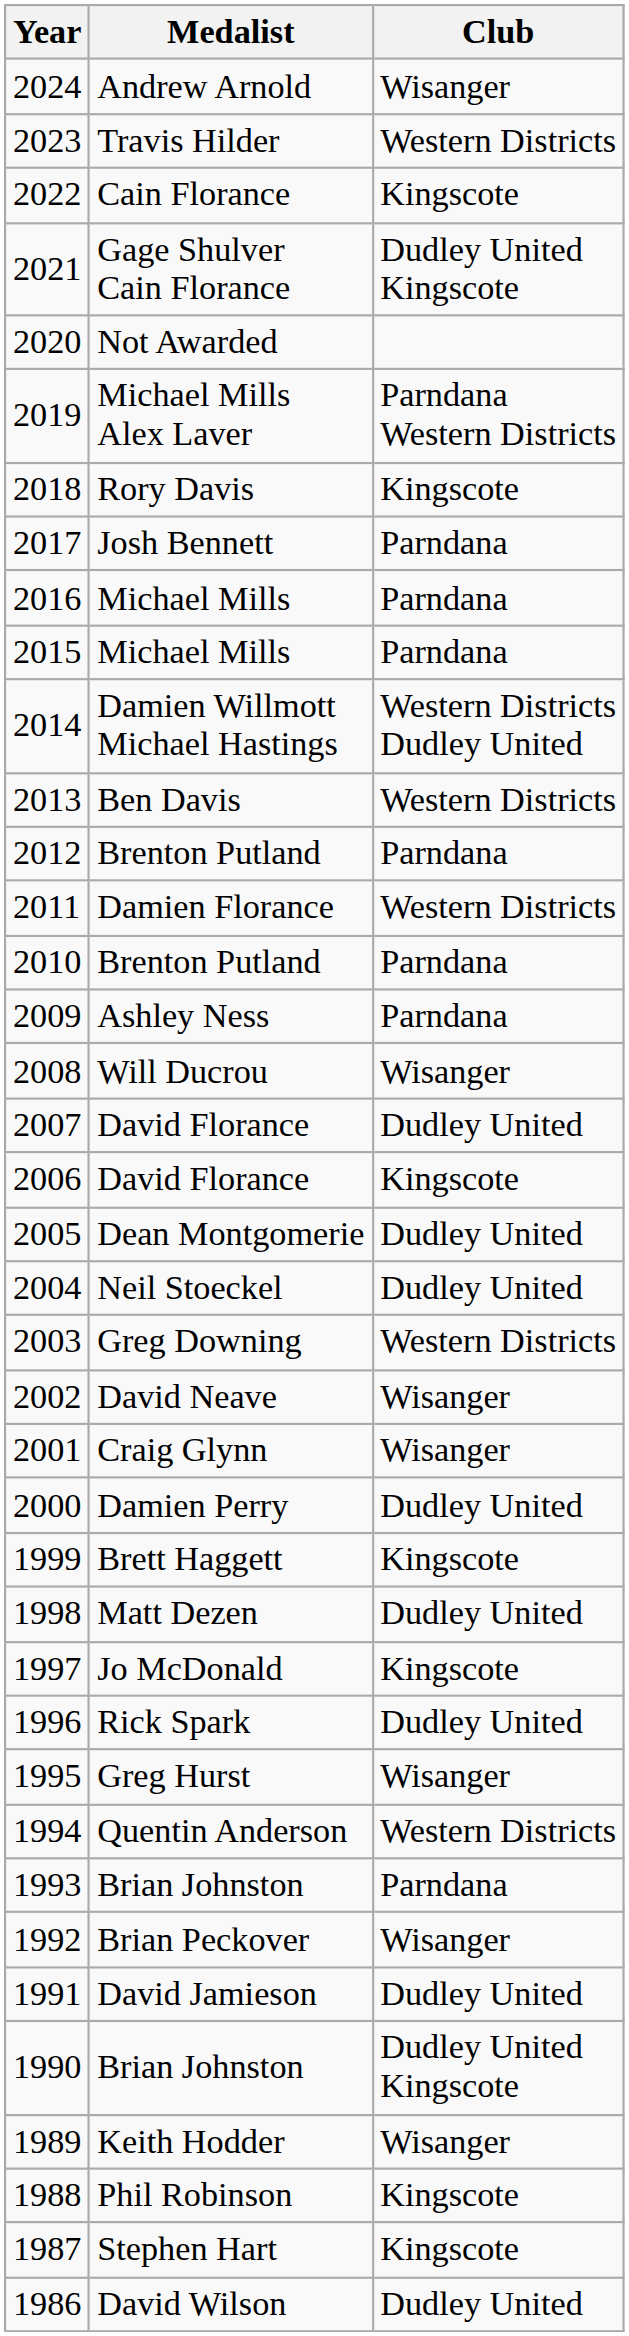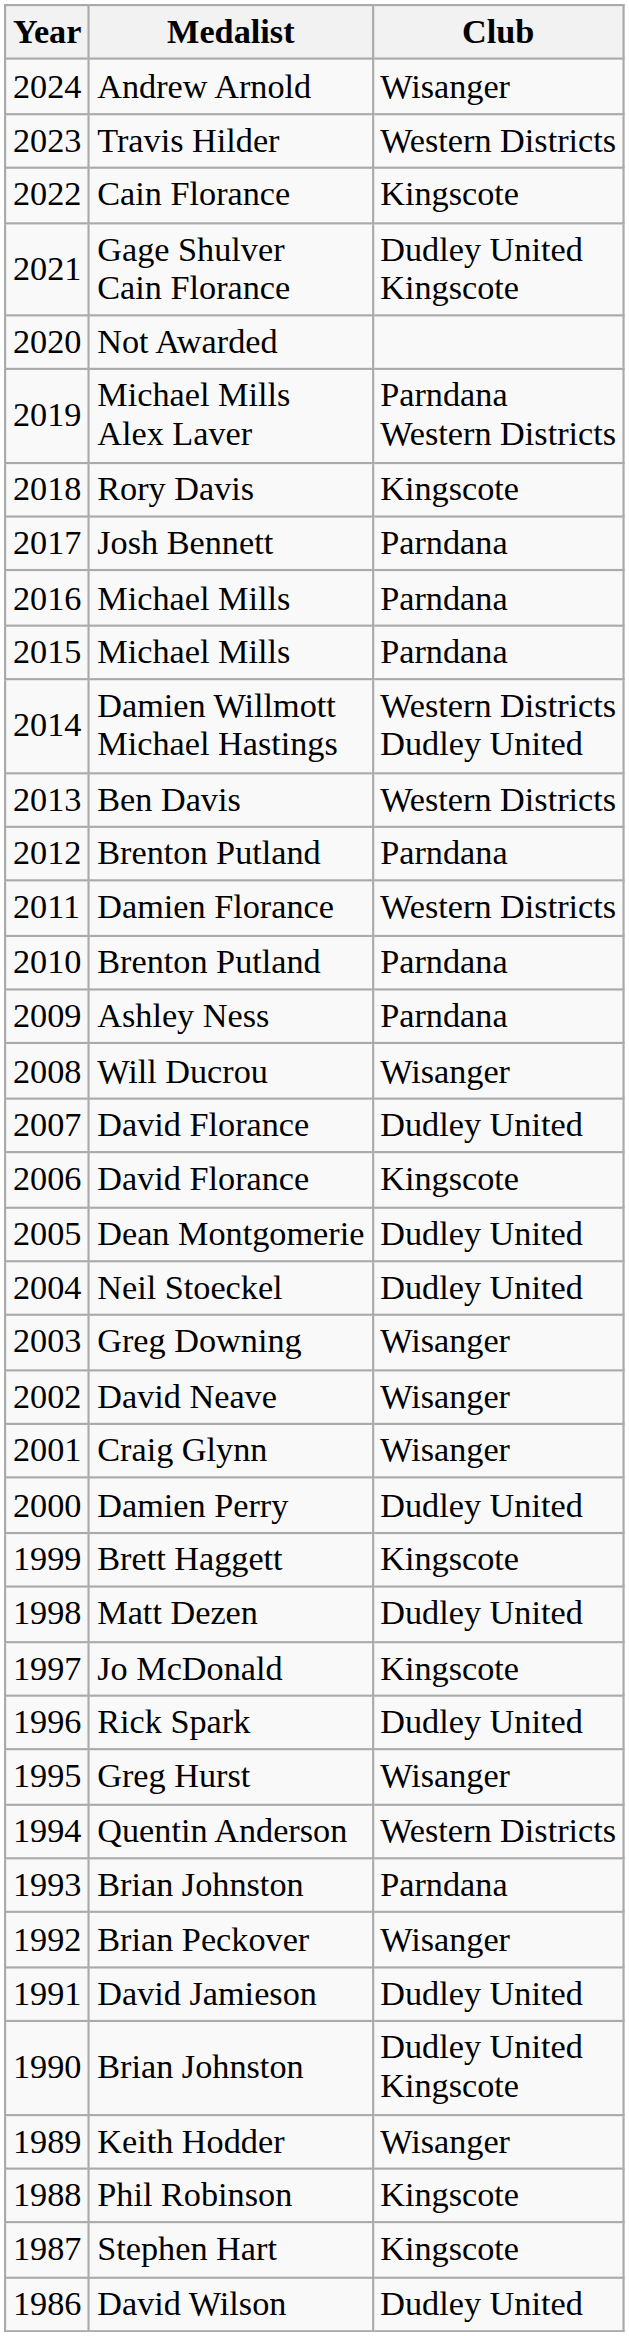(498, 1341) Western Districts -> (445, 1341) Wisanger
